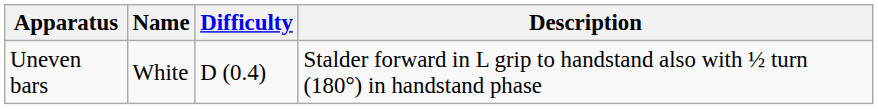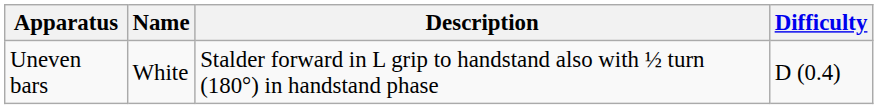columns swapped: (585, 22) <-> (247, 22)
